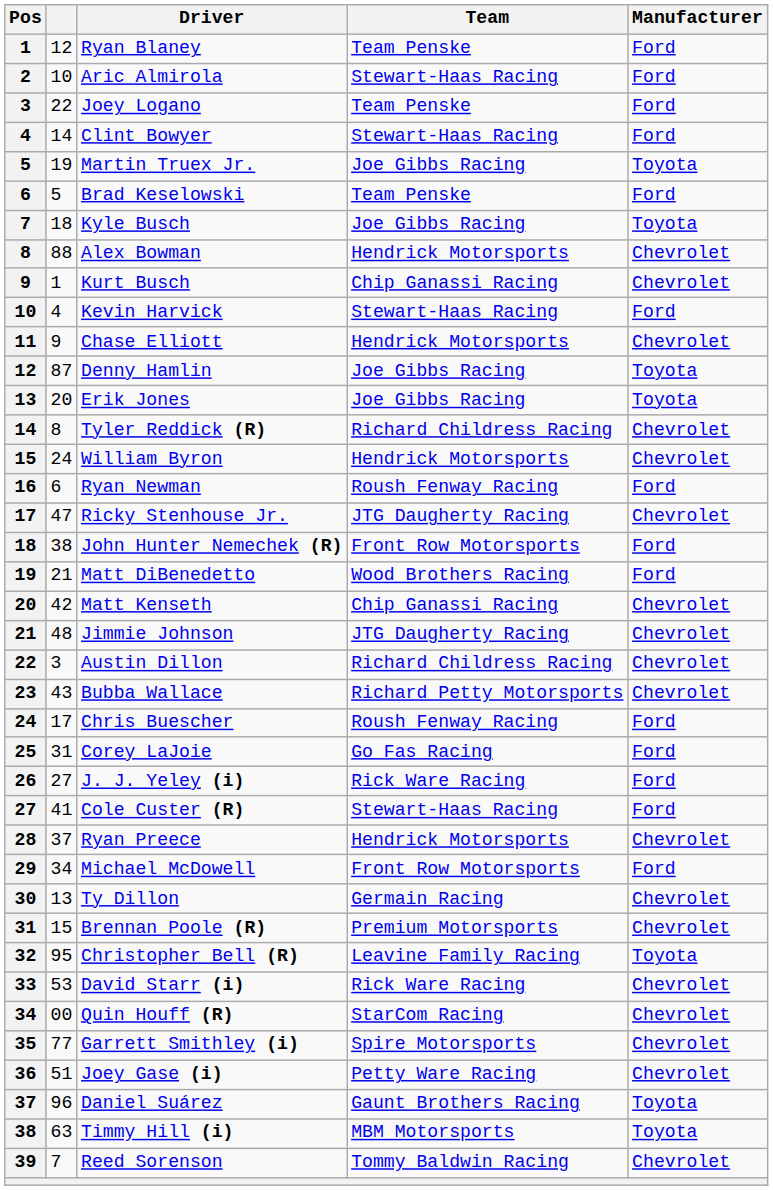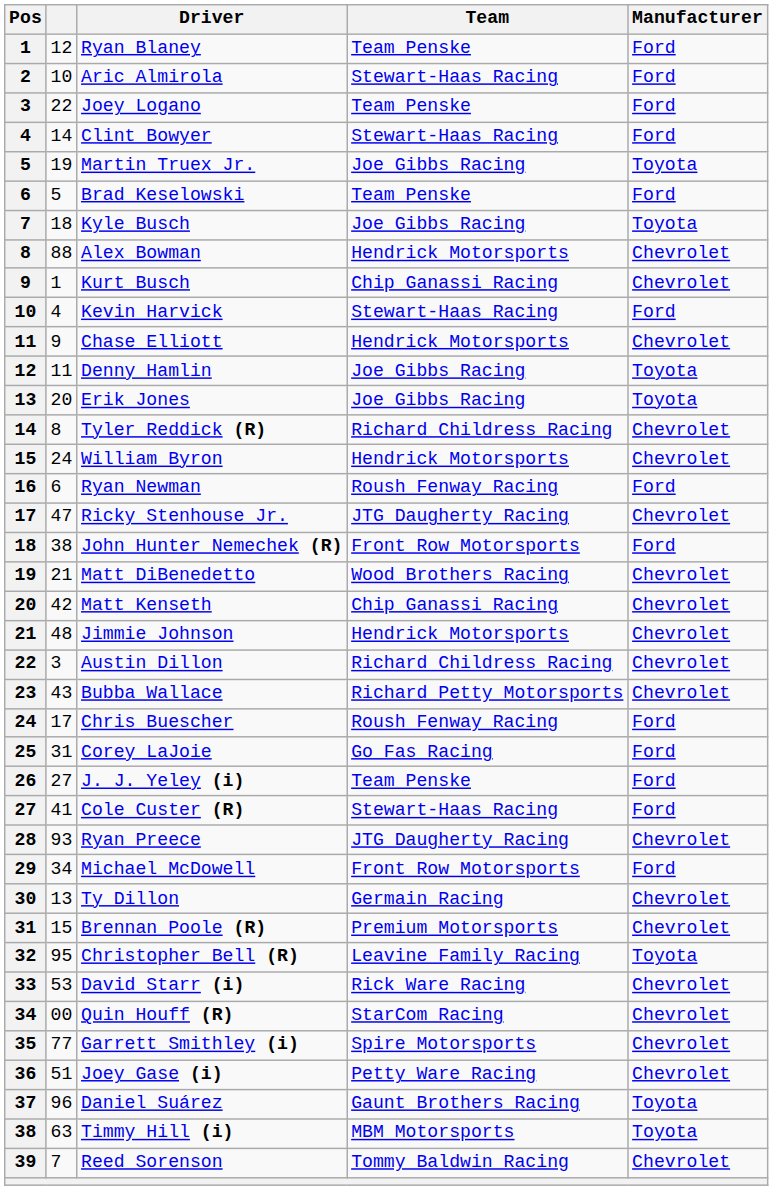(61, 371) 87 -> (61, 371) 11
(654, 577) Ford -> (681, 577) Chevrolet
(460, 635) JTG Daugherty Racing -> (460, 635) Hendrick Motorsports
(438, 782) Rick Ware Racing -> (411, 782) Team Penske
(61, 840) 37 -> (61, 840) 93
(460, 840) Hendrick Motorsports -> (460, 840) JTG Daugherty Racing
